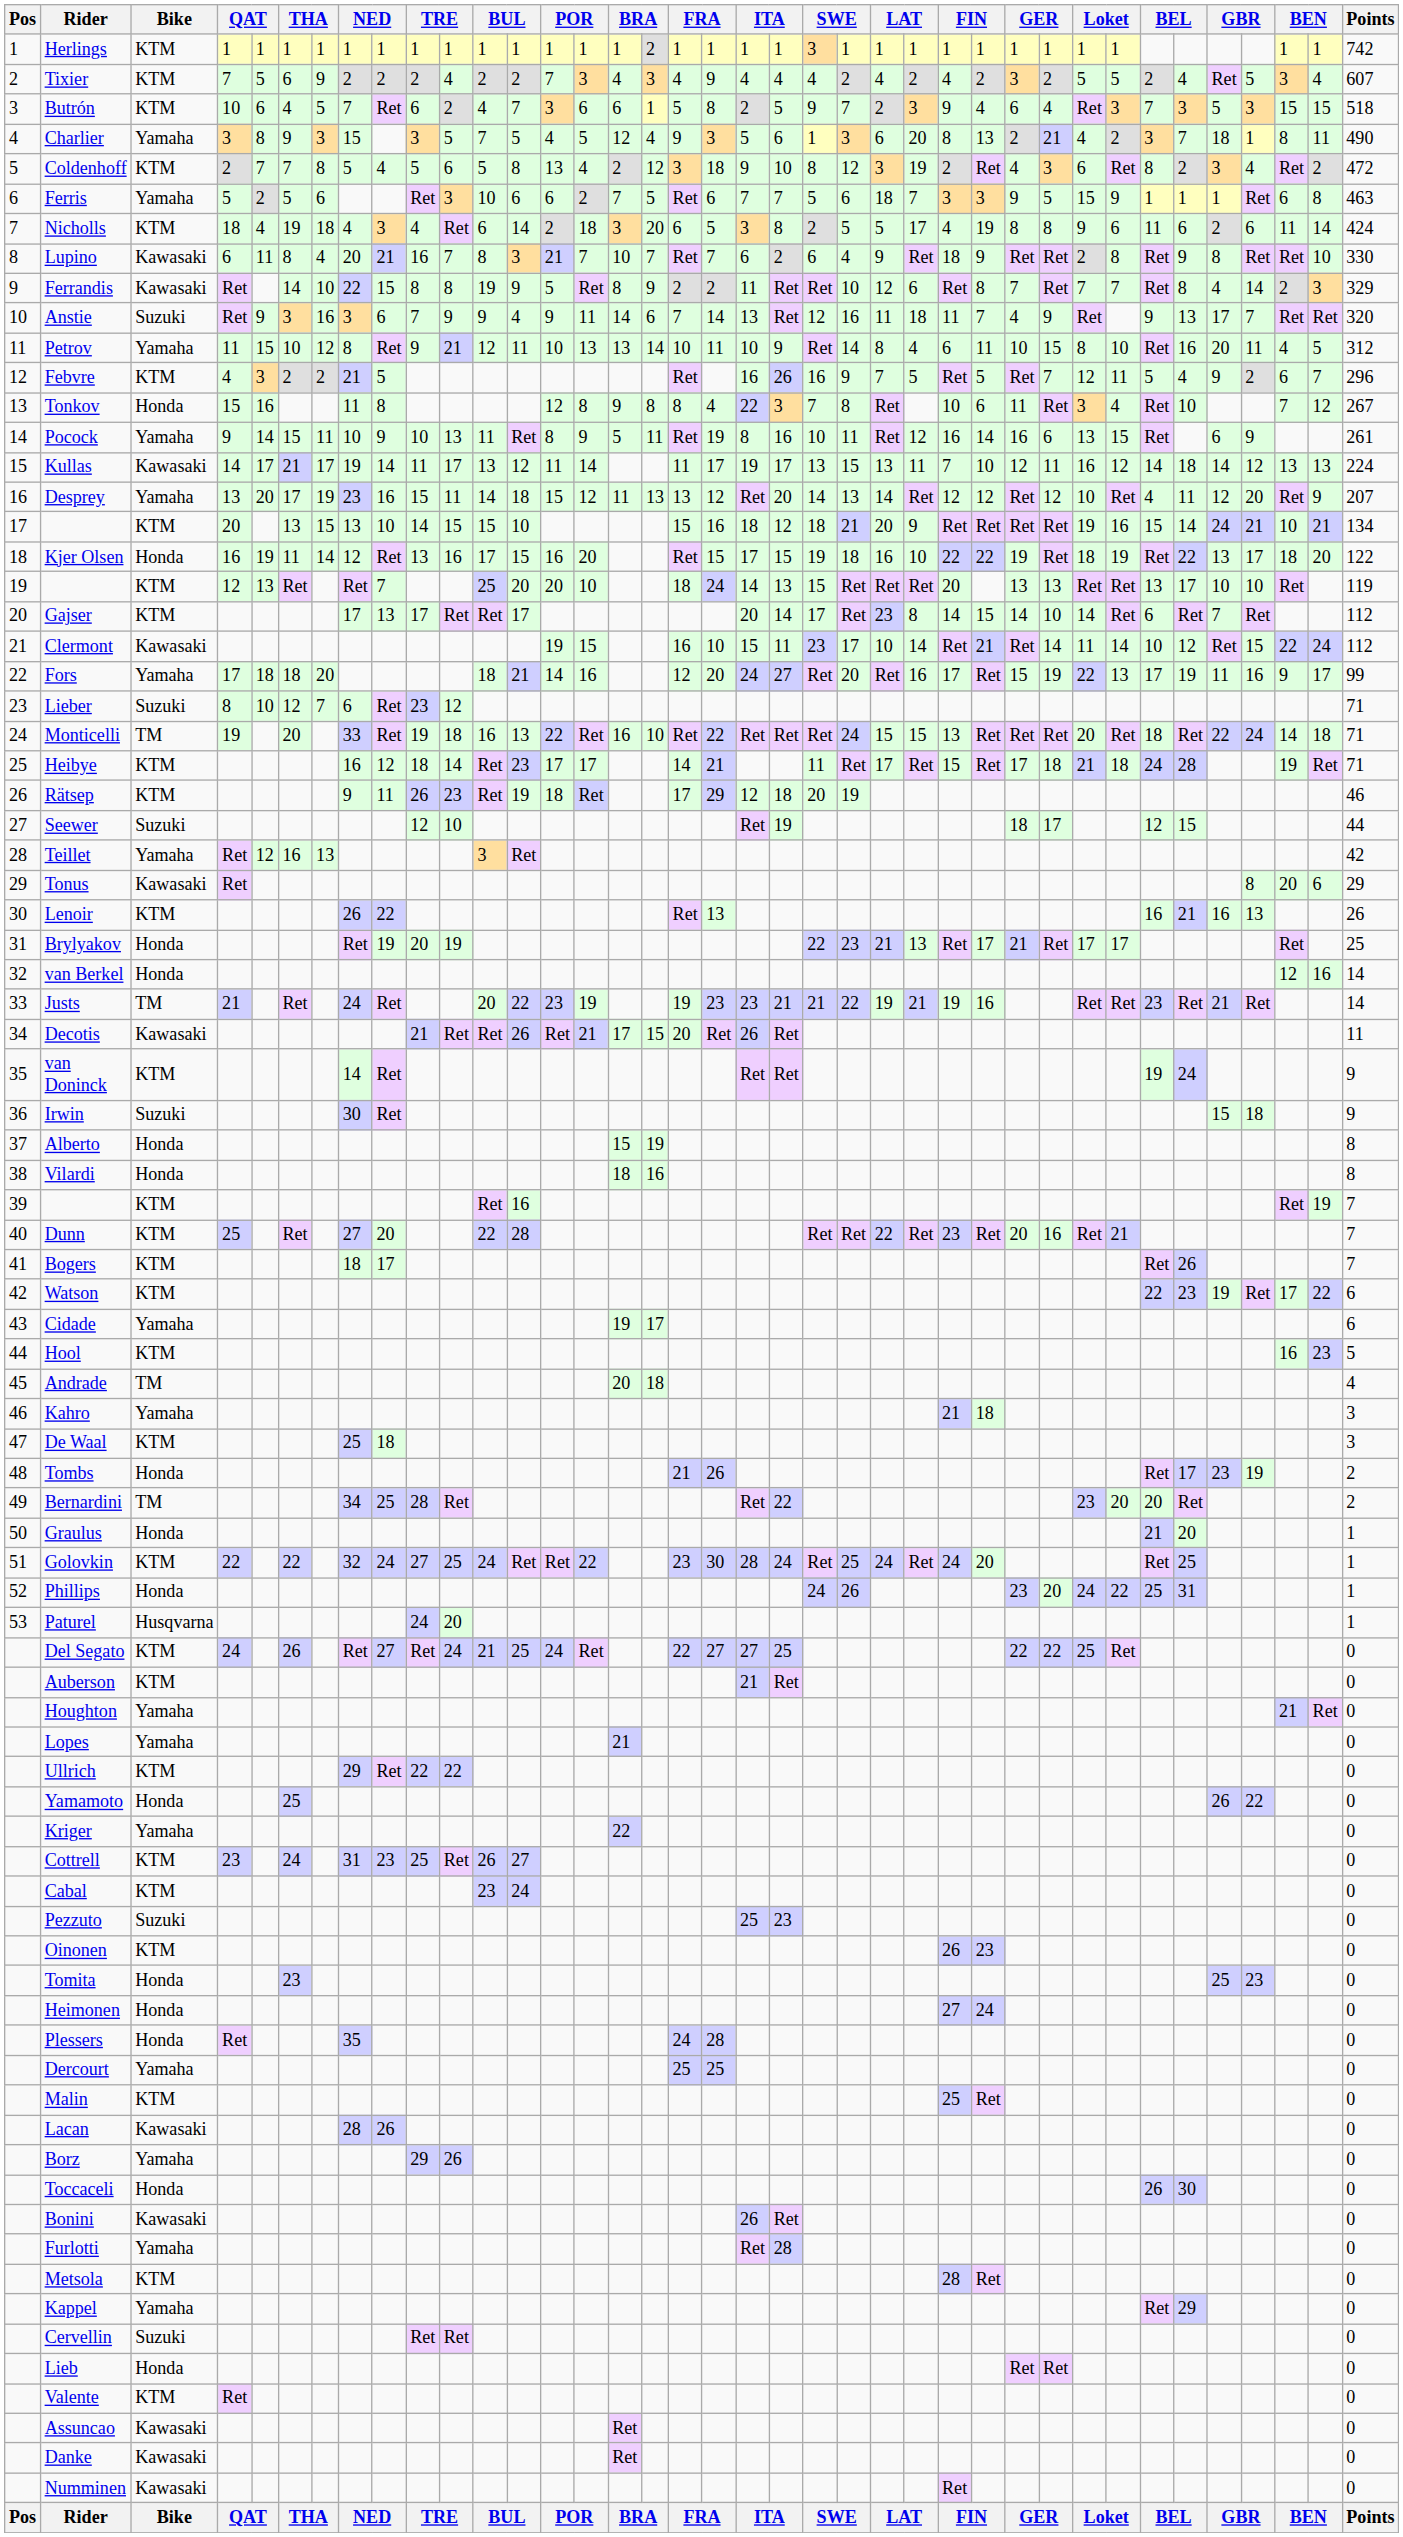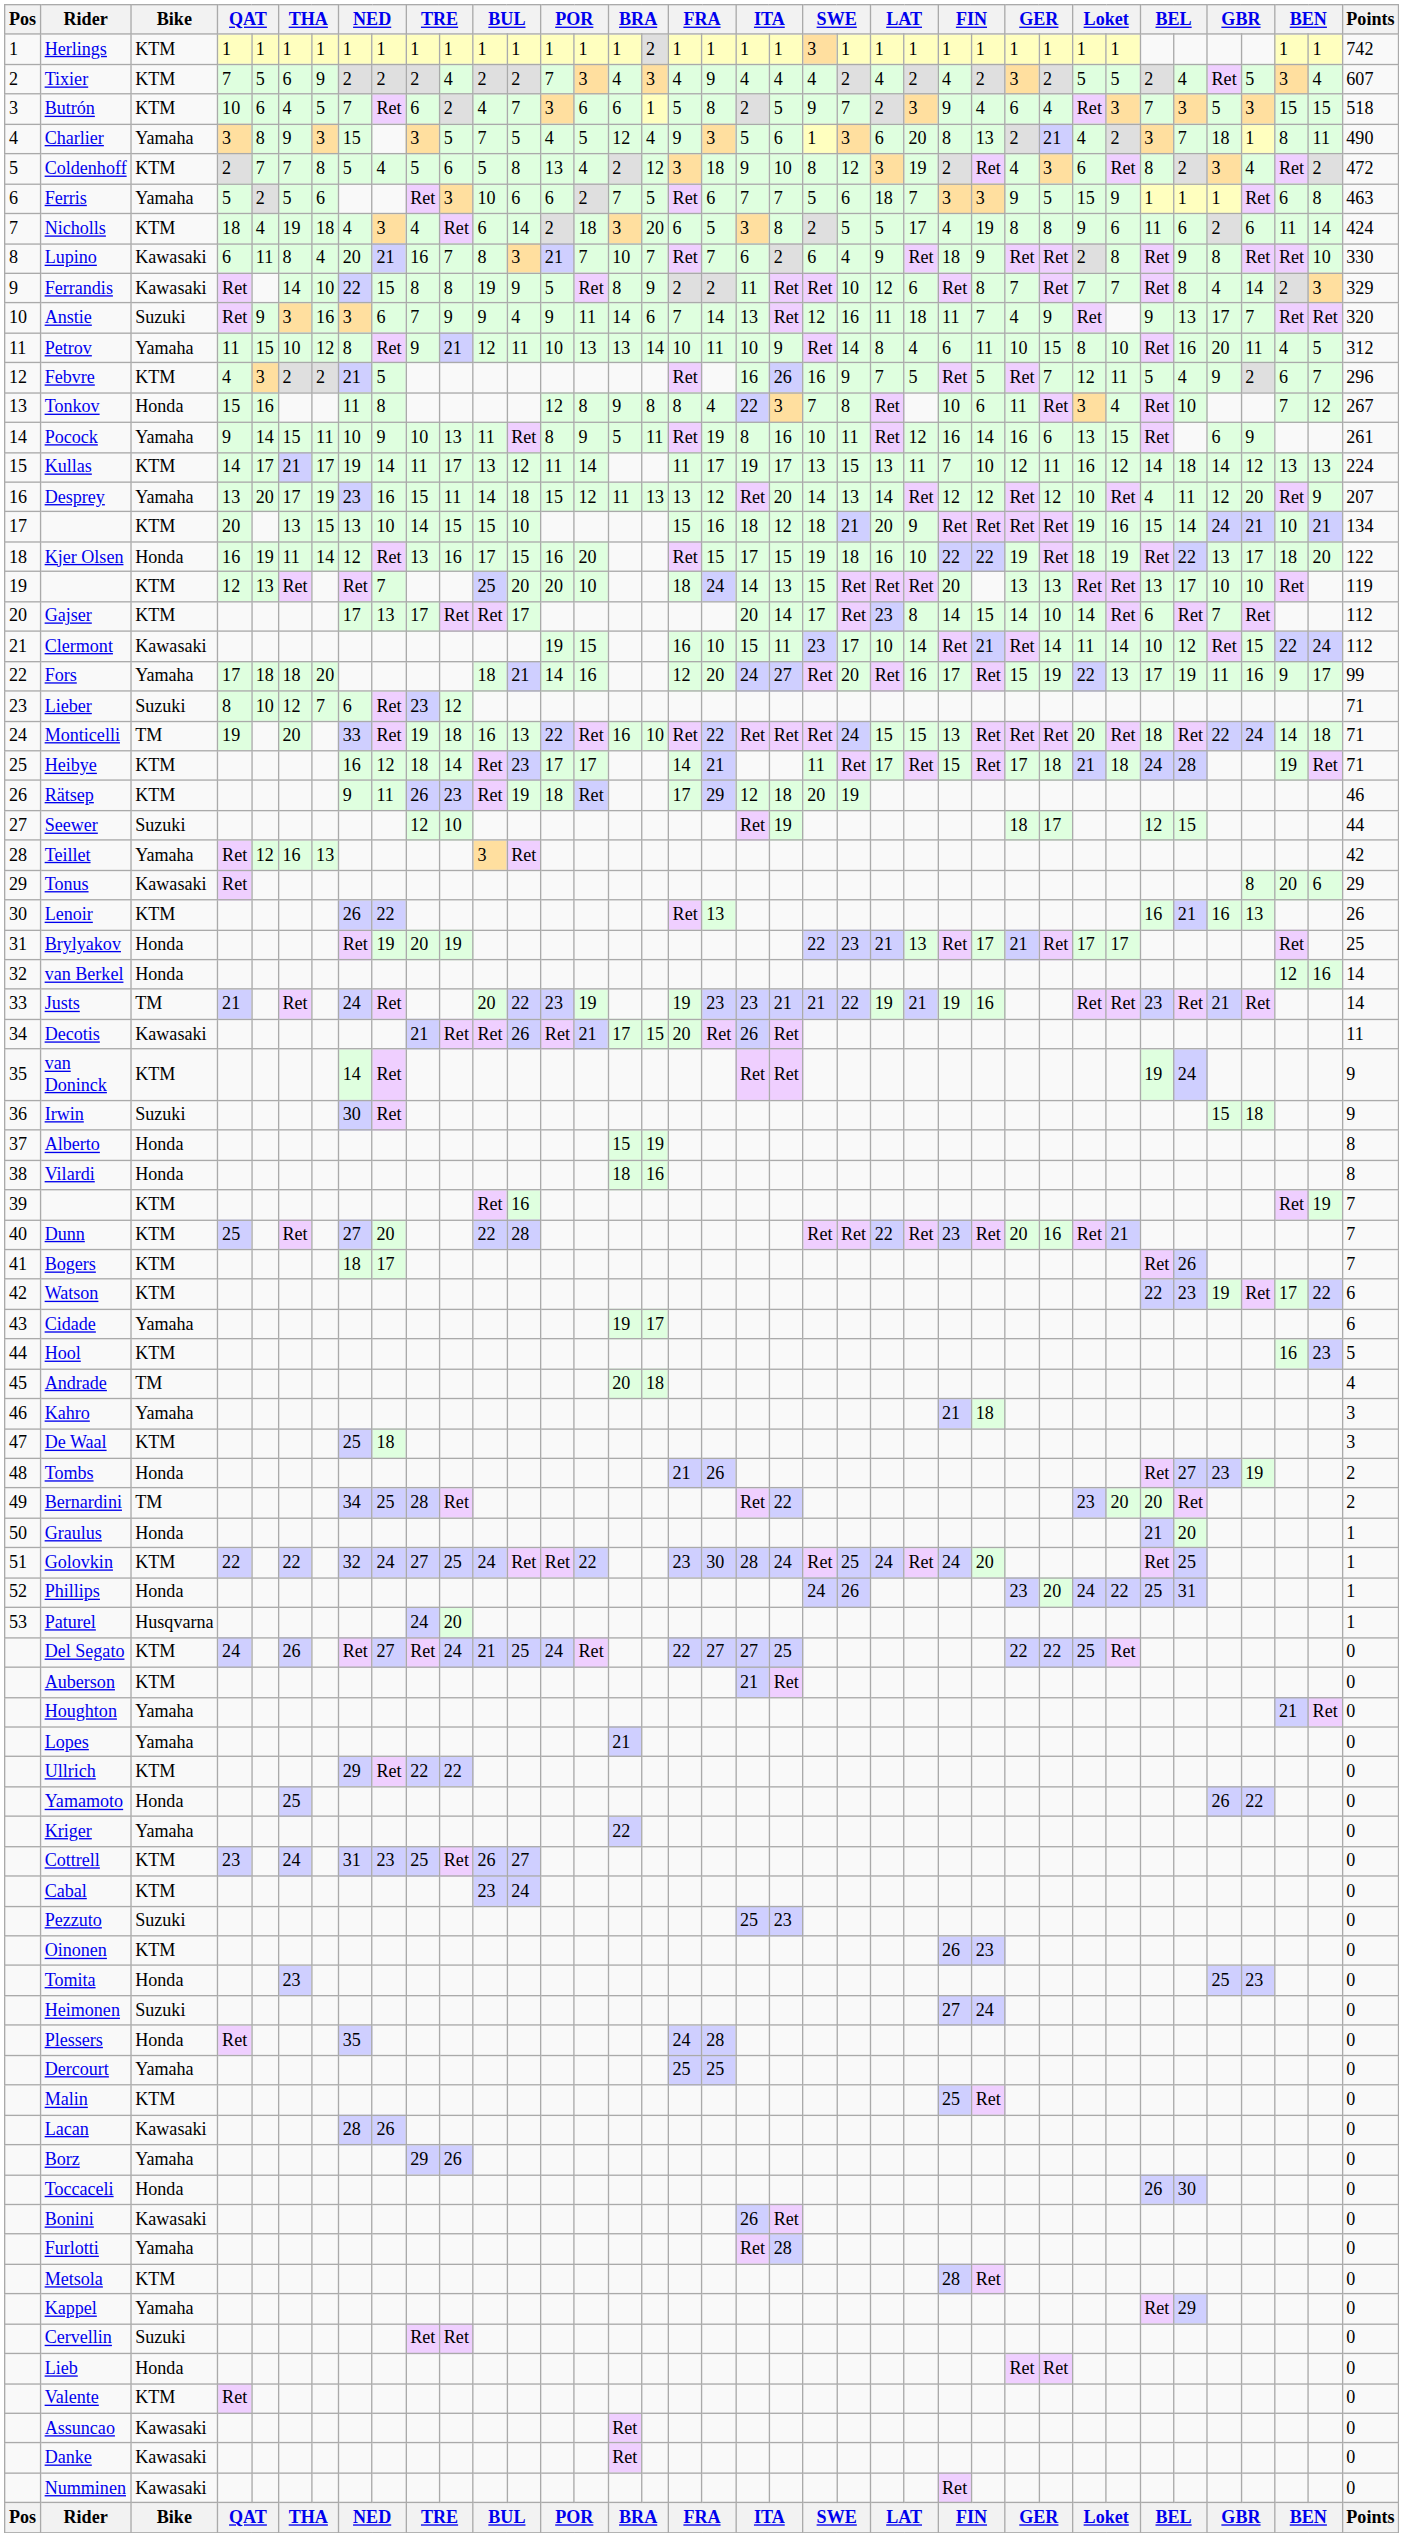(171, 466) Kawasaki -> (155, 466) KTM
(1187, 1472) 17 -> (1187, 1472) 27
(159, 2009) Honda -> (160, 2009) Suzuki
